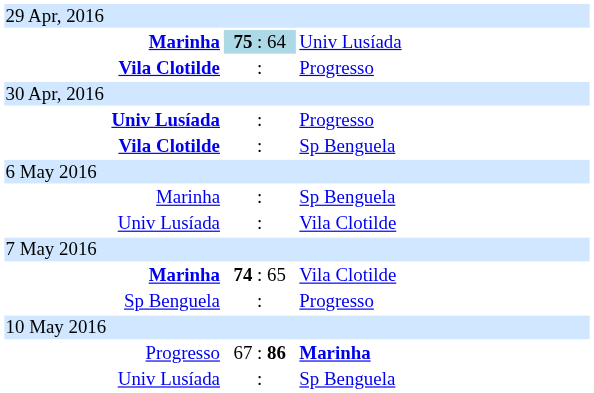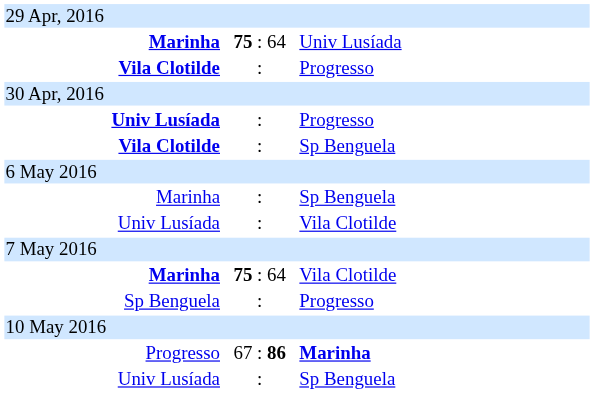(260, 41) lightblue background -> (260, 41) no background
(260, 275) 74 : 65 -> (260, 275) 75 : 64
